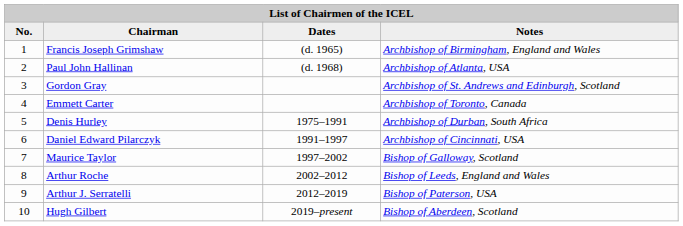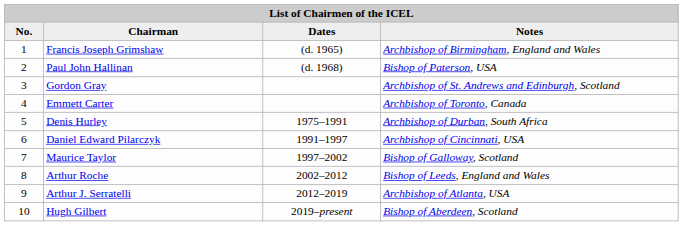(446, 67) Archbishop of Atlanta, USA -> (440, 67) Bishop of Paterson, USA
(440, 193) Bishop of Paterson, USA -> (446, 193) Archbishop of Atlanta, USA
